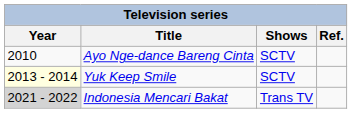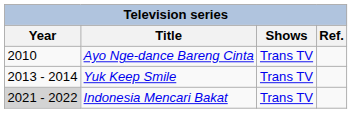(277, 57) SCTV -> (287, 57) Trans TV
(42, 77) lightyellow background -> (42, 77) no background
(277, 77) SCTV -> (287, 77) Trans TV
